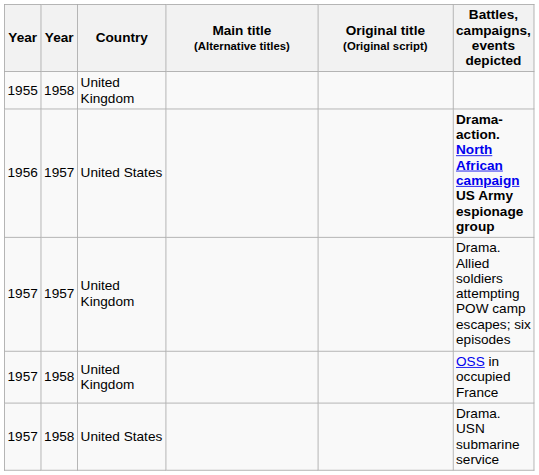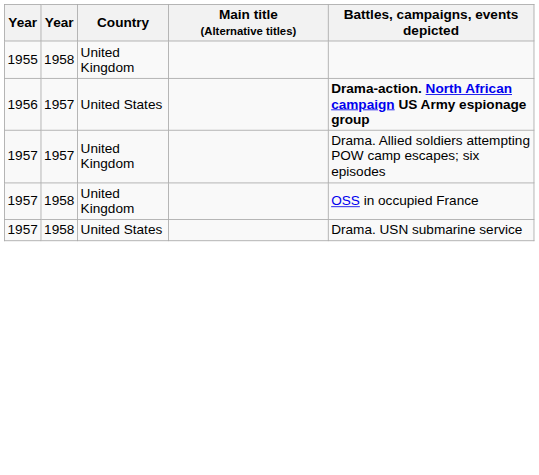- column: (385, 38)
